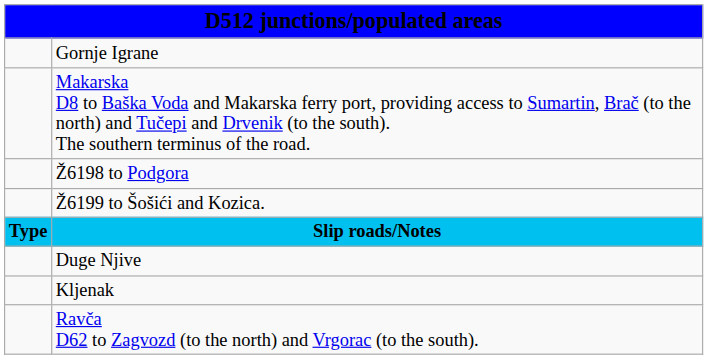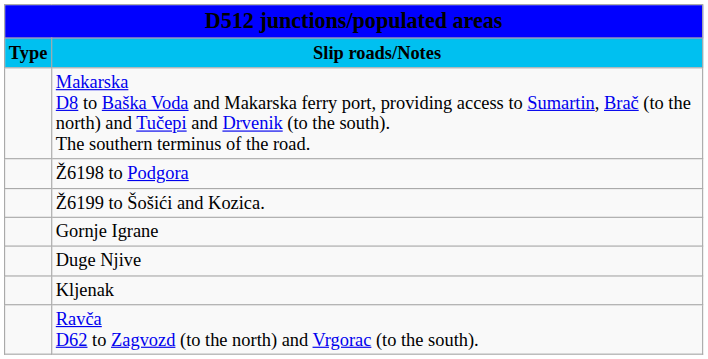rows swapped: (377, 231) <-> (107, 52)
